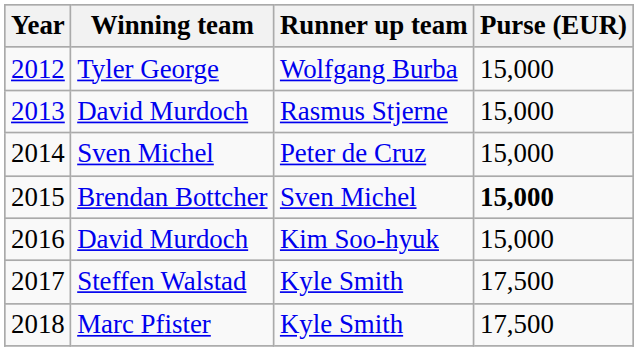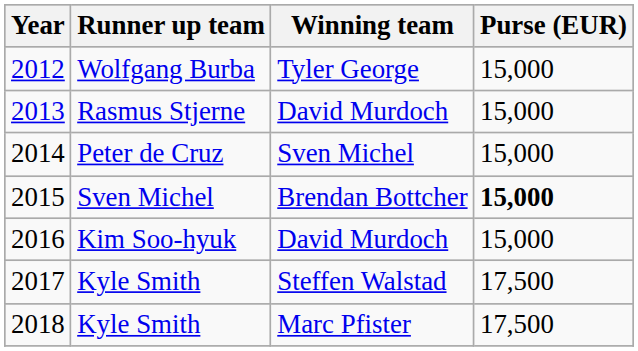columns swapped: (172, 25) <-> (374, 25)
